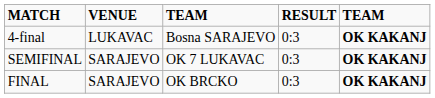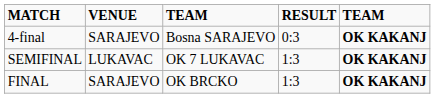(121, 37) LUKAVAC -> (124, 37) SARAJEVO
(124, 59) SARAJEVO -> (121, 59) LUKAVAC
(291, 59) 0:3 -> (291, 59) 1:3
(291, 81) 0:3 -> (291, 81) 1:3
